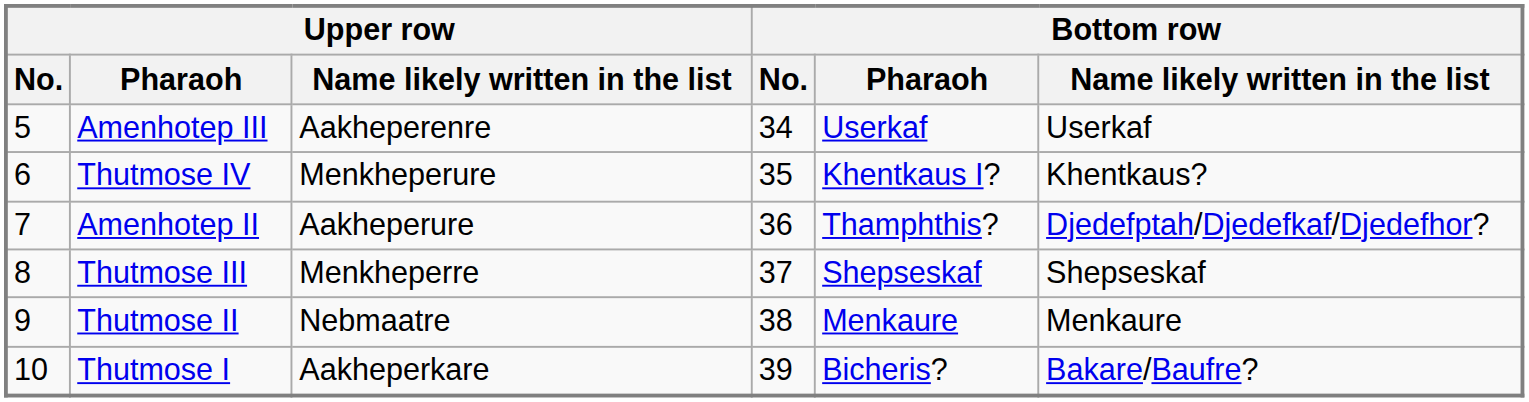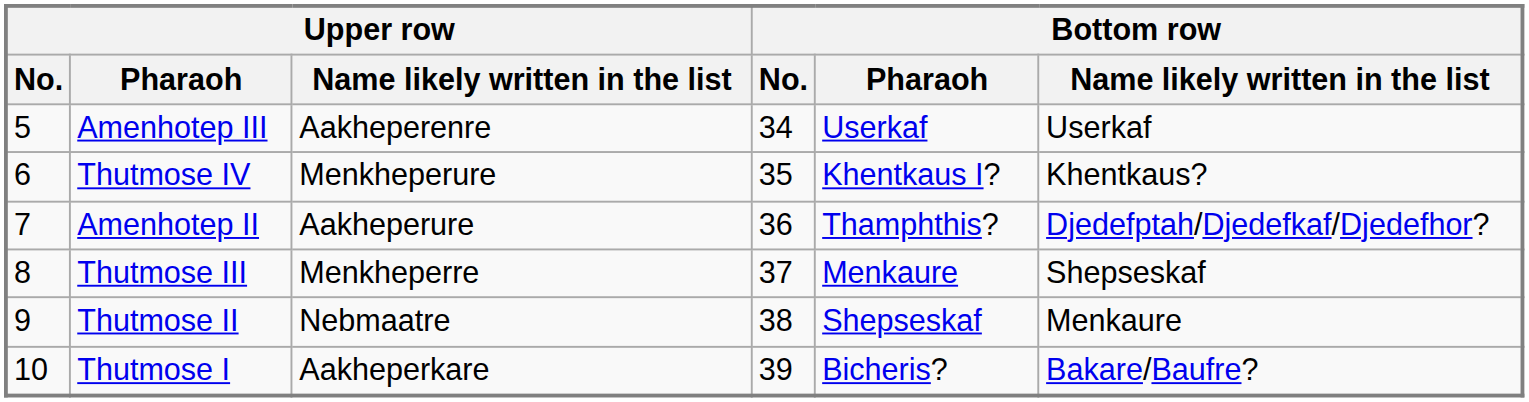(902, 272) Shepseskaf -> (890, 272) Menkaure
(890, 321) Menkaure -> (902, 321) Shepseskaf
